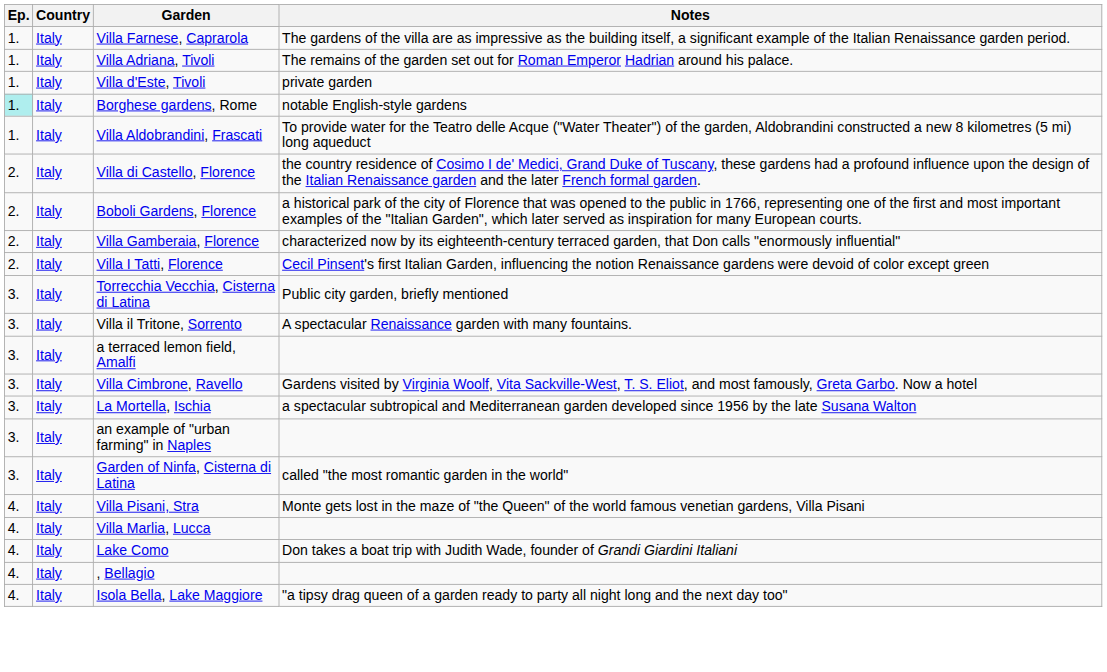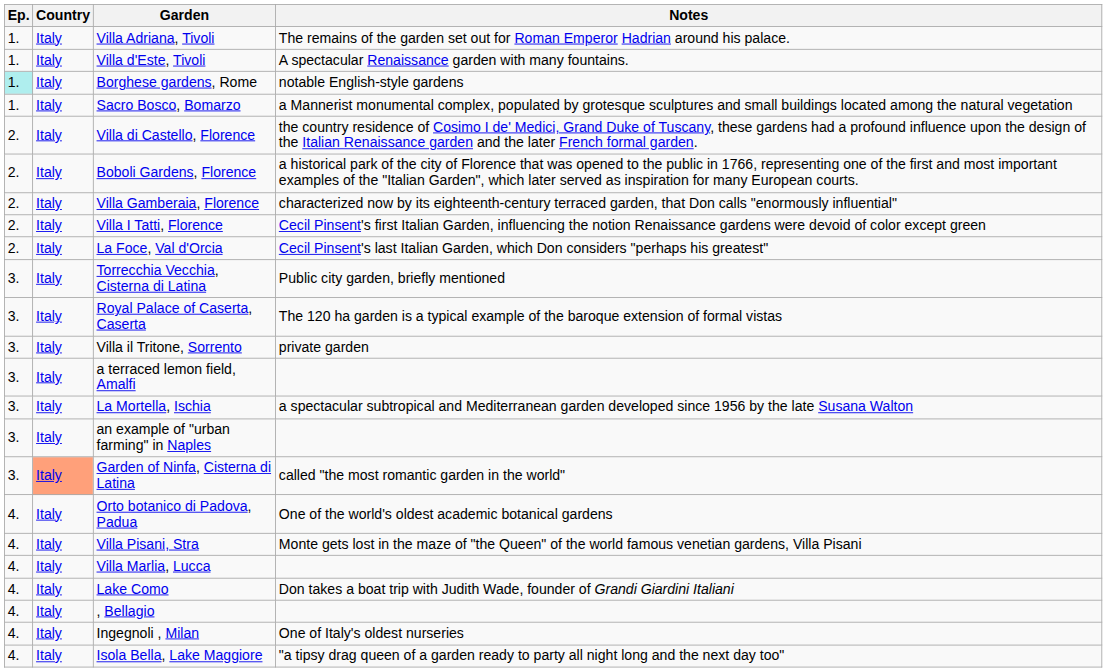- row: (172, 37)
(327, 82) private garden -> (454, 60) A spectacular Renaissance garden with many fountains.
+ row: (169, 104)
- row: (179, 135)
+ row: (160, 248)
+ row: (174, 316)
(457, 324) A spectacular Renaissance garden with many fountains. -> (324, 346) private garden
- row: (170, 385)
(49, 475) no background -> (49, 475) lightsalmon background
+ row: (174, 514)
+ row: (148, 633)
